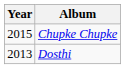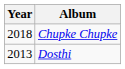(20, 34) 2015 -> (20, 34) 2018
